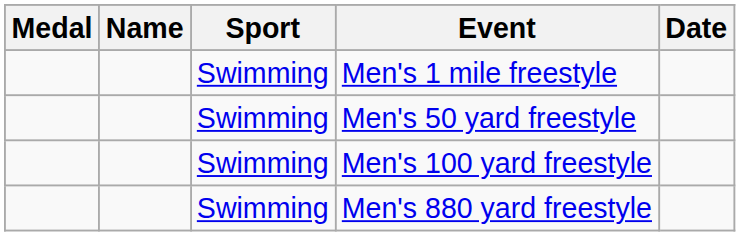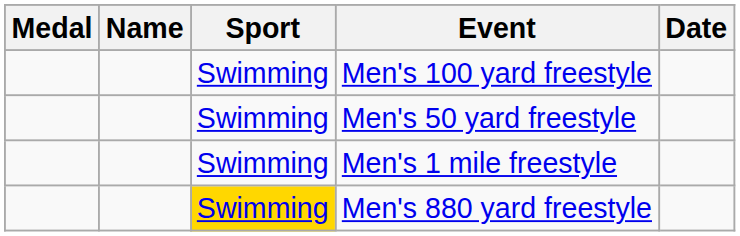rows swapped: (497, 163) <-> (479, 73)
(263, 209) no background -> (263, 209) gold background
